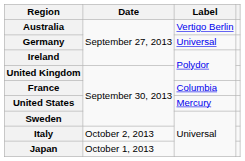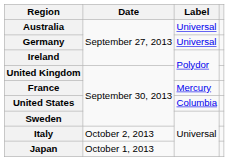(205, 27) Vertigo Berlin -> (196, 27) Universal
(197, 88) Columbia -> (194, 88) Mercury
(194, 103) Mercury -> (197, 103) Columbia
